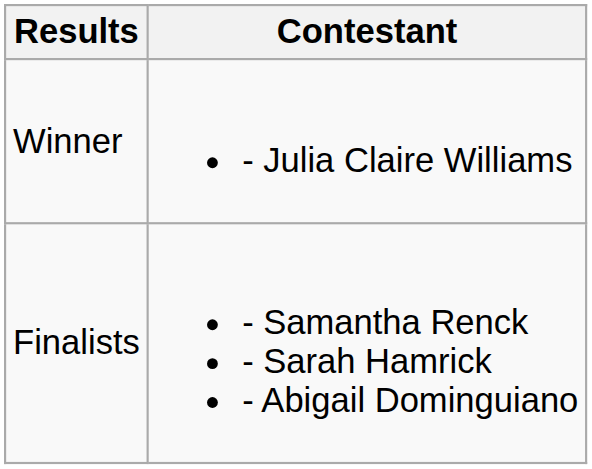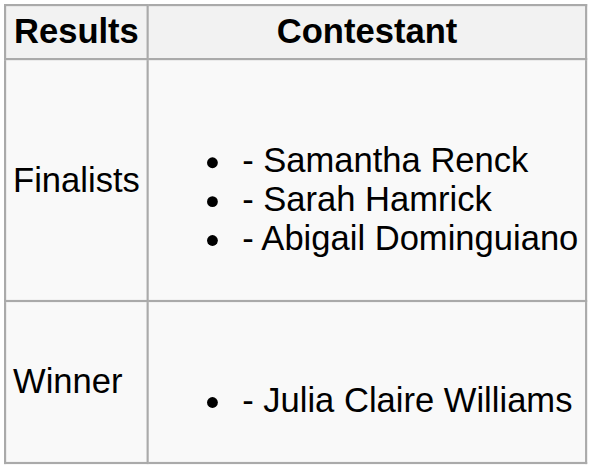rows swapped: (68, 140) <-> (76, 342)
